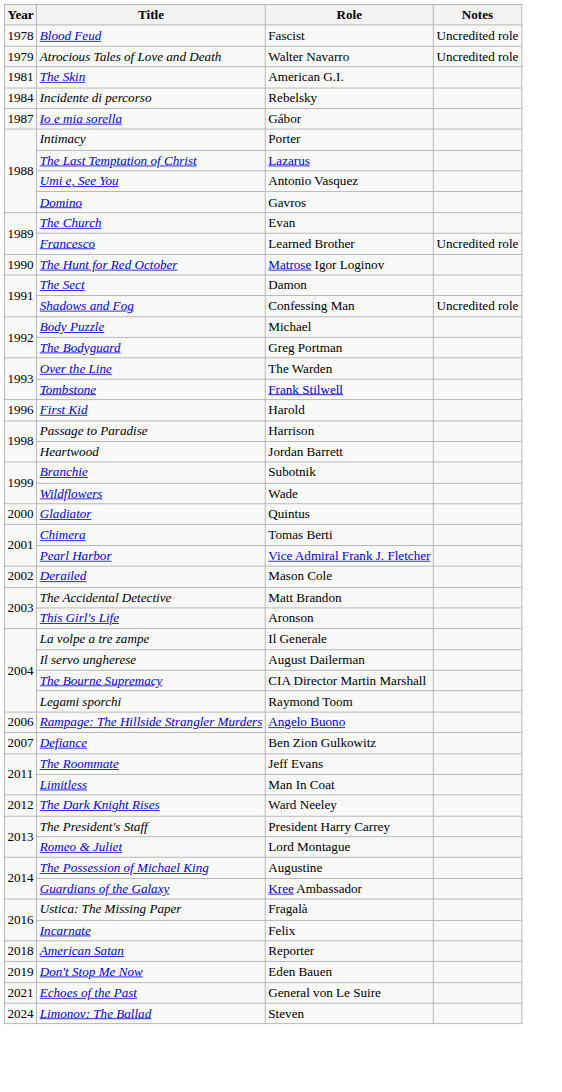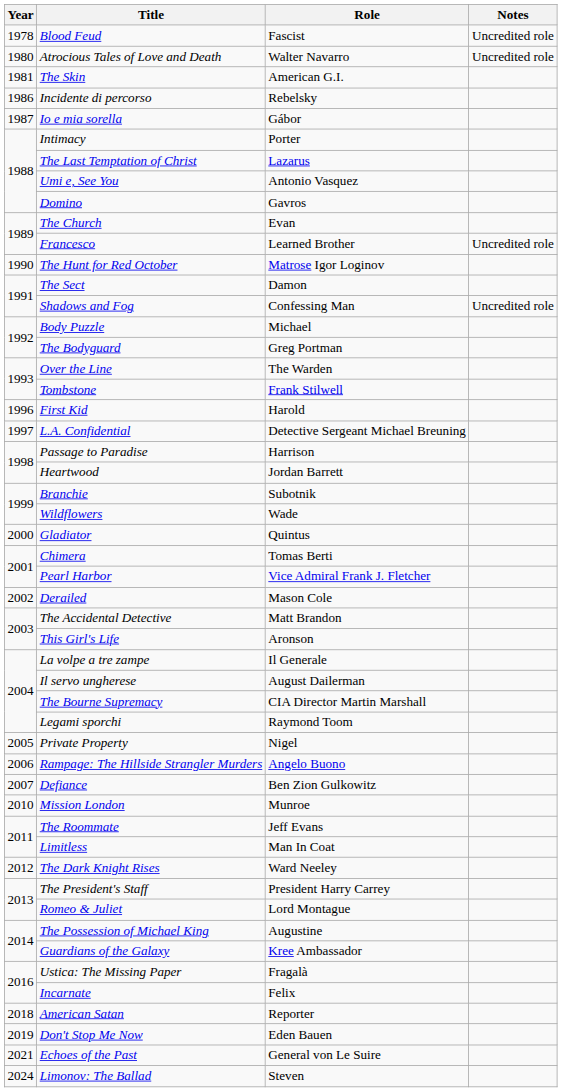(21, 56) 1979 -> (21, 56) 1980
(21, 98) 1984 -> (21, 98) 1986
+ row: (85, 431)
+ row: (84, 743)
+ row: (82, 805)
